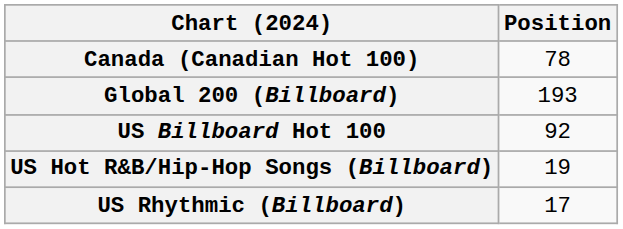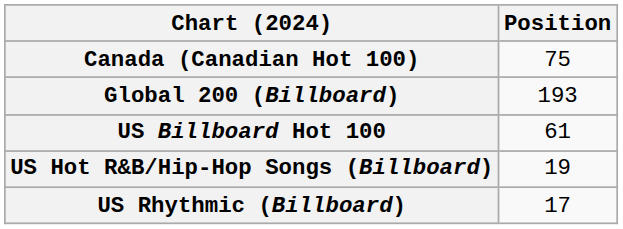(558, 60) 78 -> (558, 60) 75
(558, 132) 92 -> (558, 132) 61
